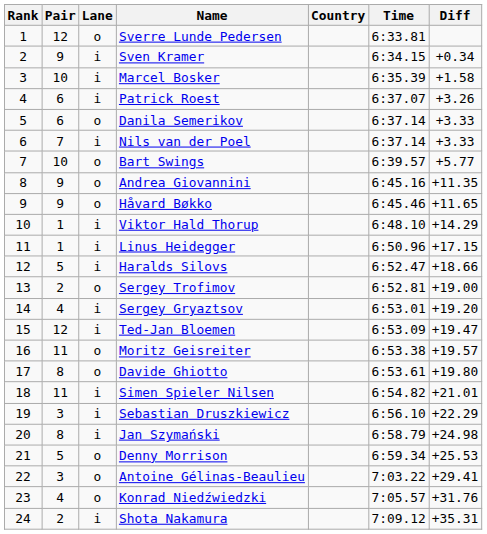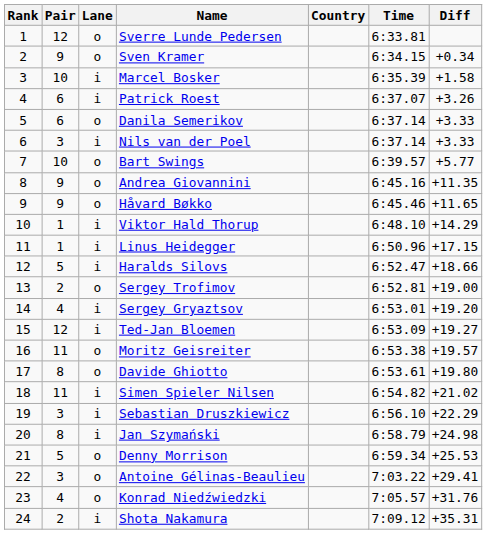(97, 57) i -> (97, 57) o
(60, 141) 7 -> (60, 141) 3
(455, 330) +19.47 -> (455, 330) +19.27
(455, 393) +21.01 -> (455, 393) +21.02
